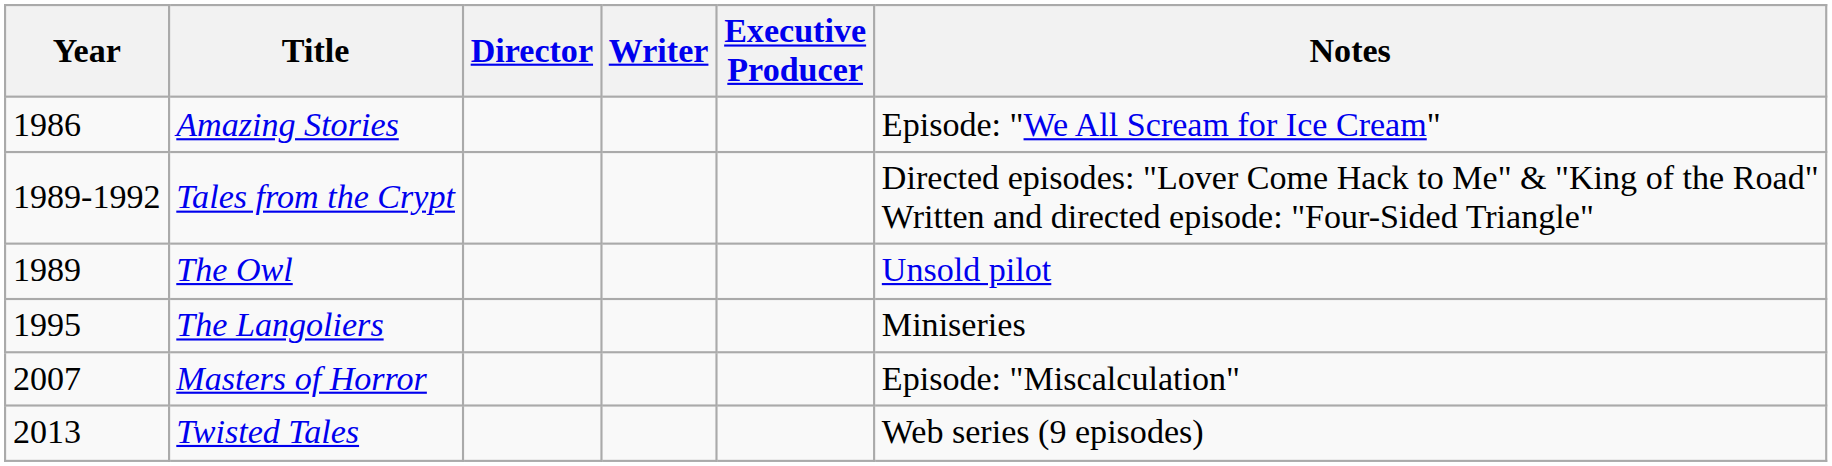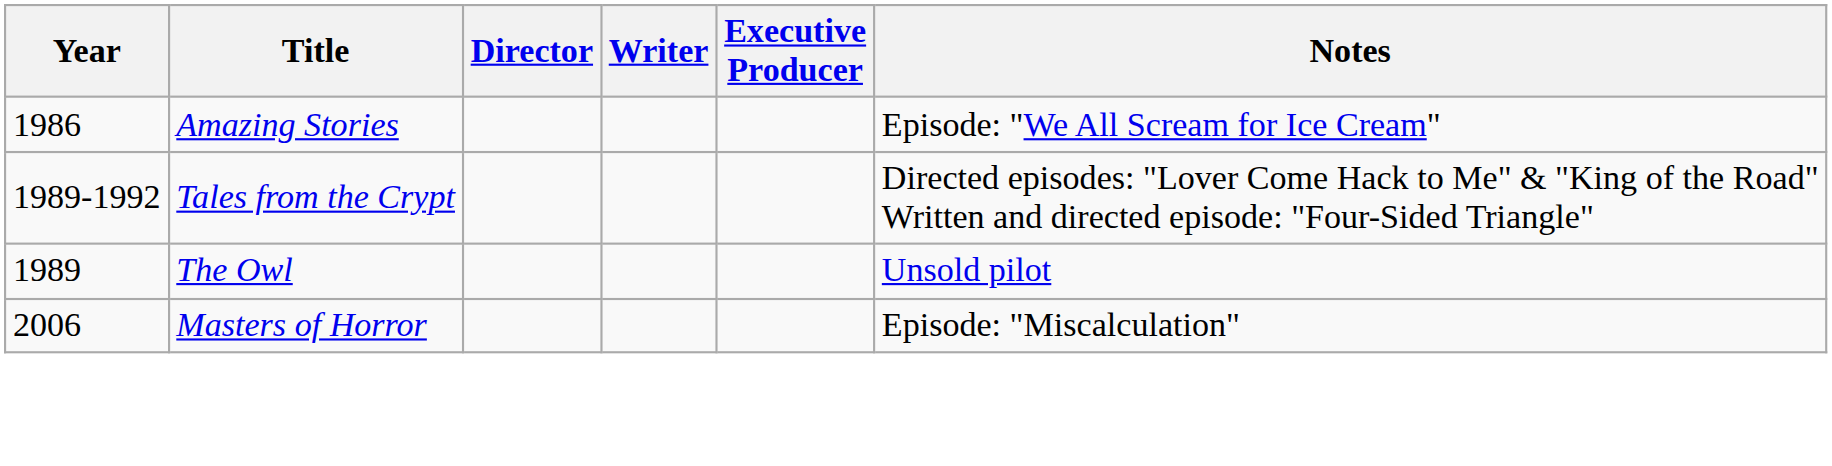- row: (280, 324)
(47, 378) 2007 -> (47, 324) 2006
- row: (268, 432)
